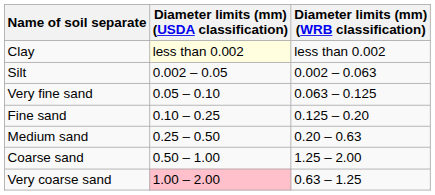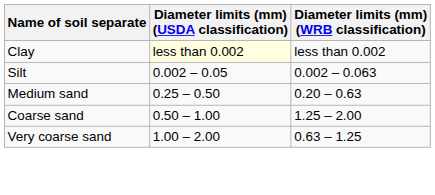- row: (50, 94)
- row: (37, 115)
(186, 179) pink background -> (186, 136) no background
